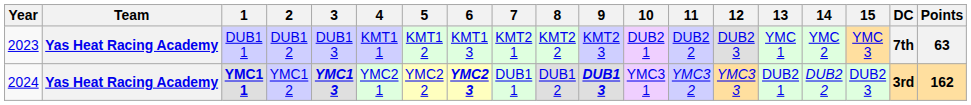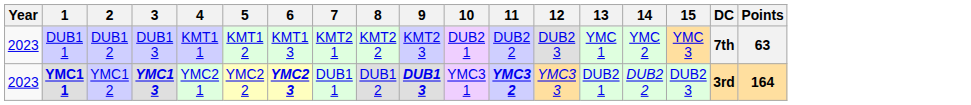- column: (132, 15)
(23, 82) 2024 -> (23, 82) 2023
(691, 82) normal -> (512, 82) bold
(942, 82) 162 -> (763, 82) 164
